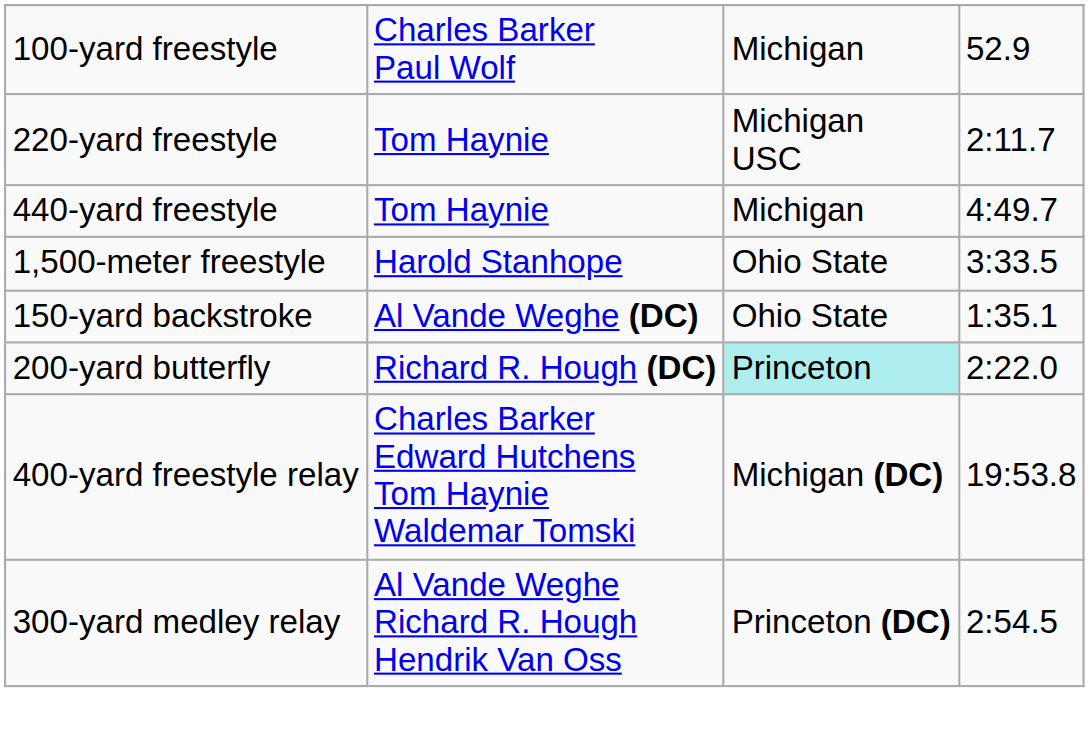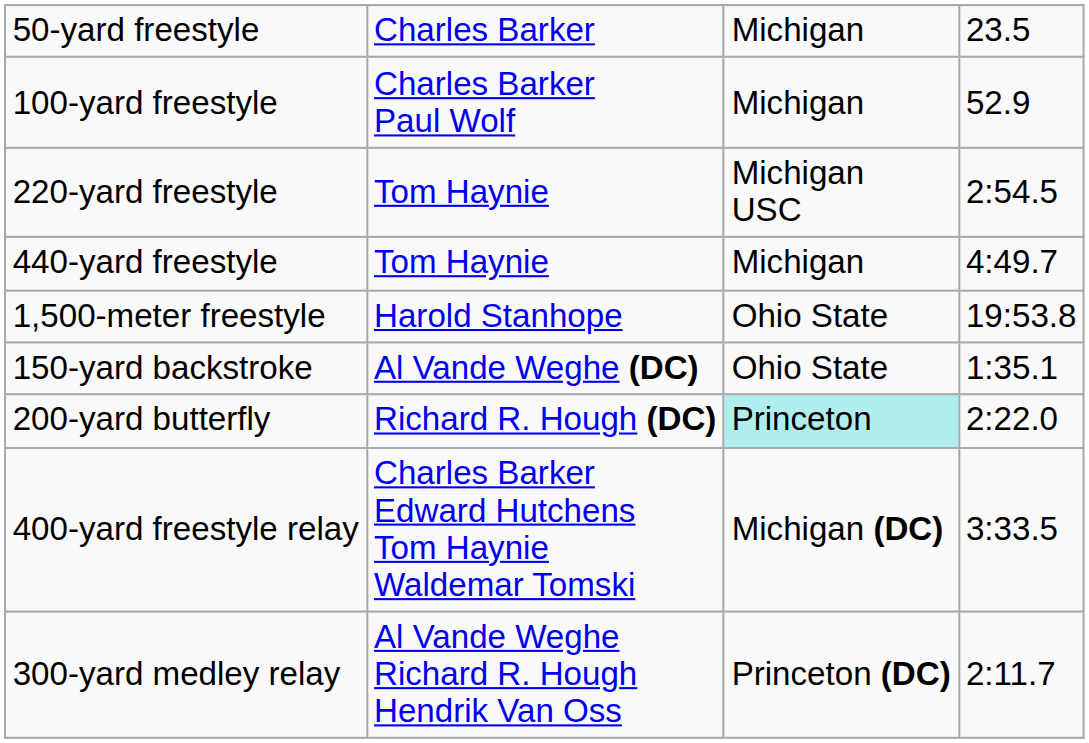+ row: (136, 30)
(1011, 139) 2:11.7 -> (1012, 191) 2:54.5
(1012, 262) 3:33.5 -> (1021, 315) 19:53.8
(1021, 476) 19:53.8 -> (1012, 528) 3:33.5
(1012, 622) 2:54.5 -> (1011, 674) 2:11.7
